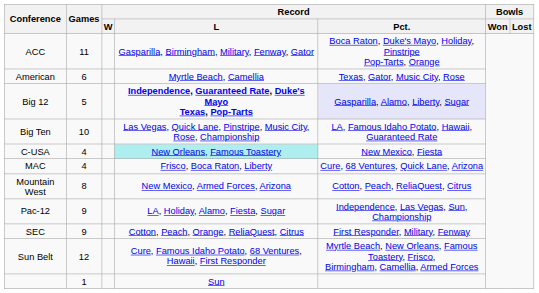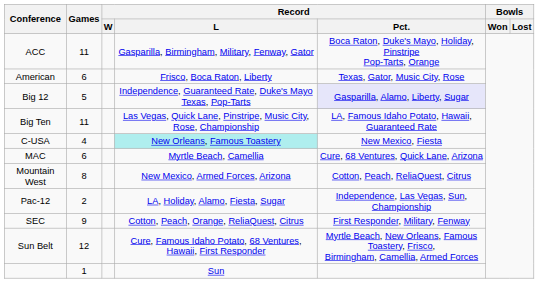(216, 77) Myrtle Beach, Camellia -> (216, 77) Frisco, Boca Raton, Liberty
(216, 102) bold -> (216, 96) normal
(84, 132) 10 -> (84, 122) 11
(84, 166) 4 -> (84, 156) 6
(216, 166) Frisco, Boca Raton, Liberty -> (216, 156) Myrtle Beach, Camellia
(84, 211) 9 -> (84, 201) 2
